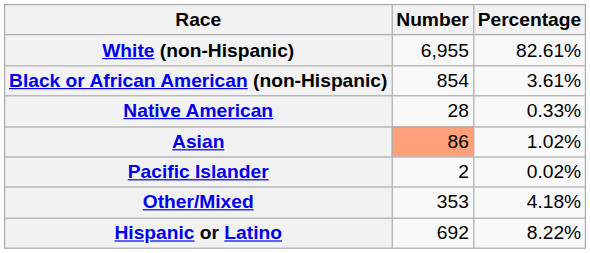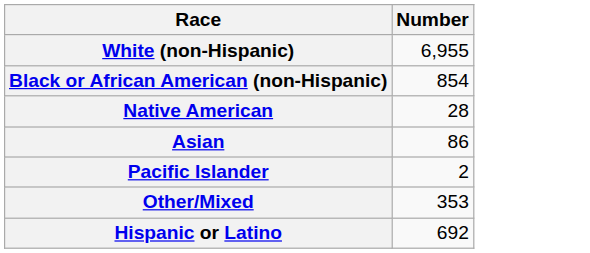- column: (529, 19)
(458, 141) lightsalmon background -> (458, 141) no background
